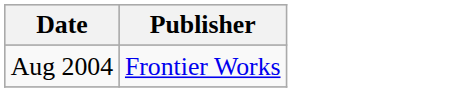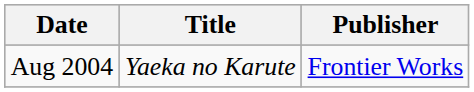+ column: (210, 24)
